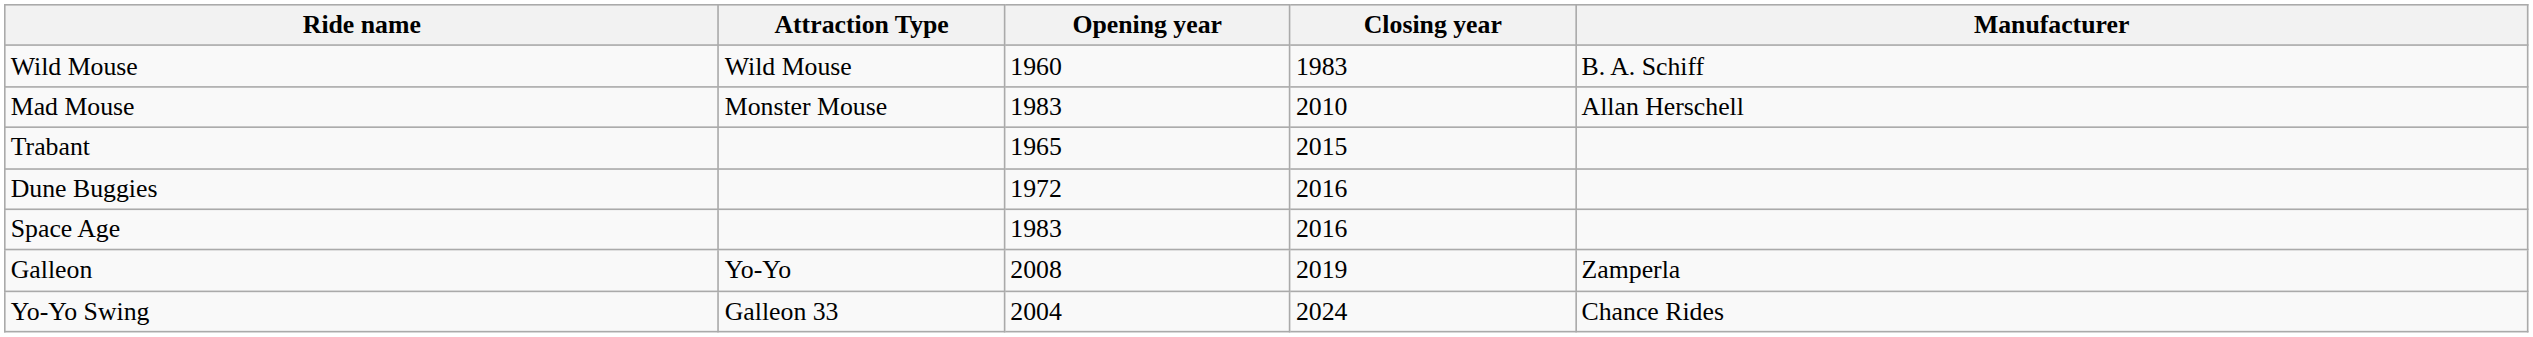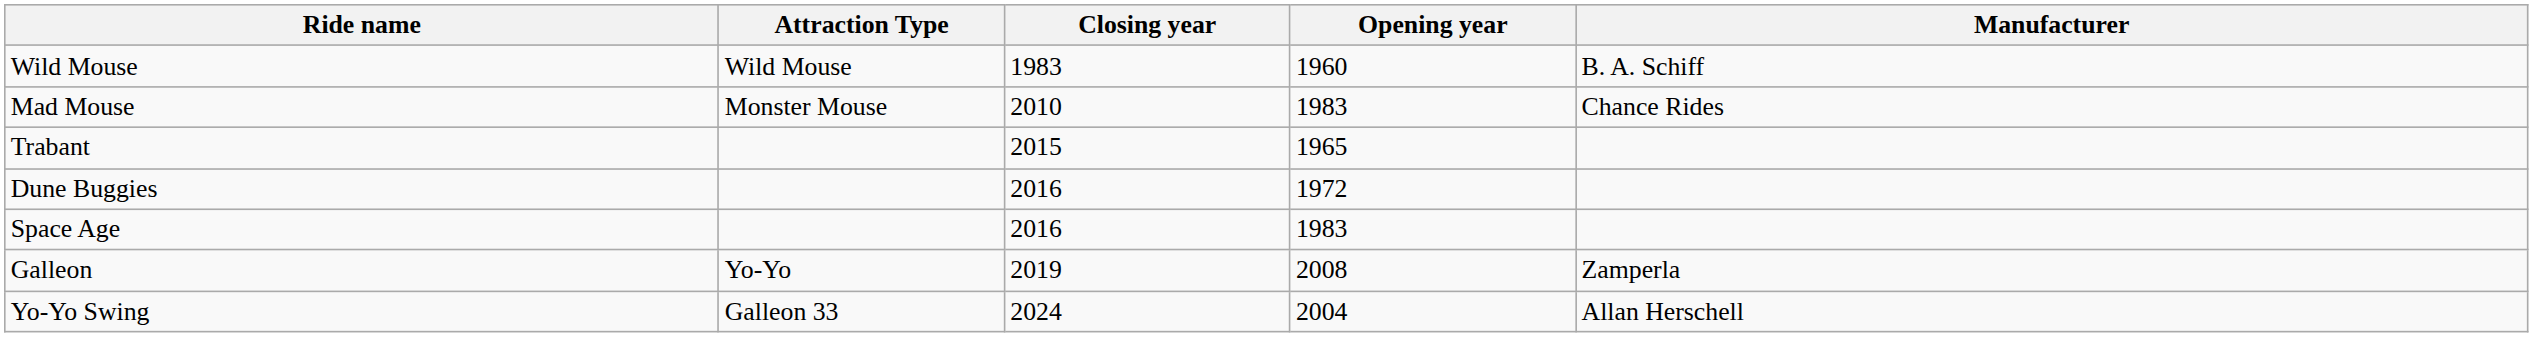columns swapped: (1147, 24) <-> (1433, 24)
(1663, 106) Allan Herschell -> (1653, 106) Chance Rides
(1653, 310) Chance Rides -> (1663, 310) Allan Herschell
